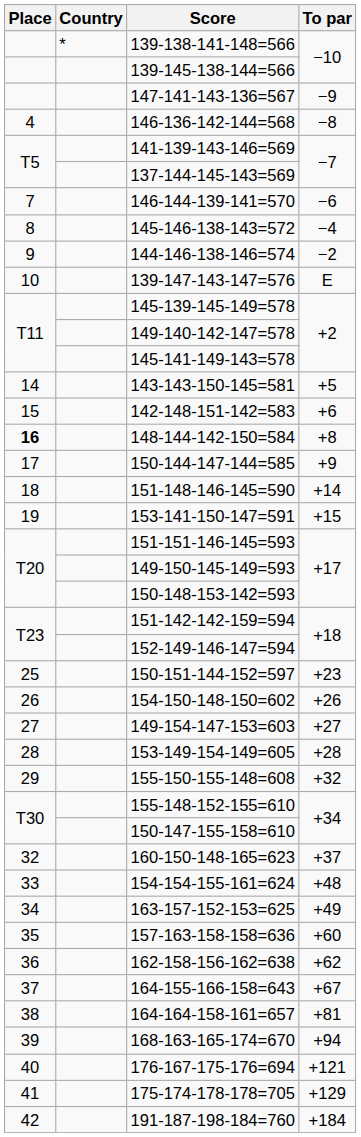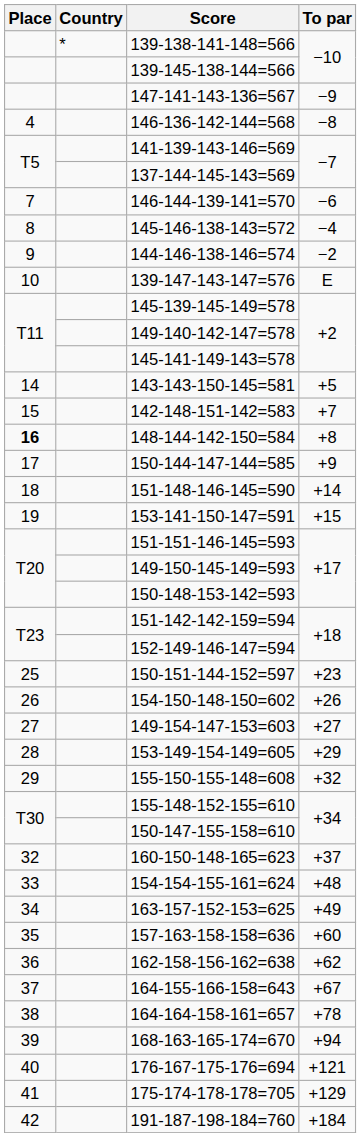(327, 411) +6 -> (327, 411) +7
(327, 752) +28 -> (327, 752) +29
(327, 1015) +81 -> (327, 1015) +78
